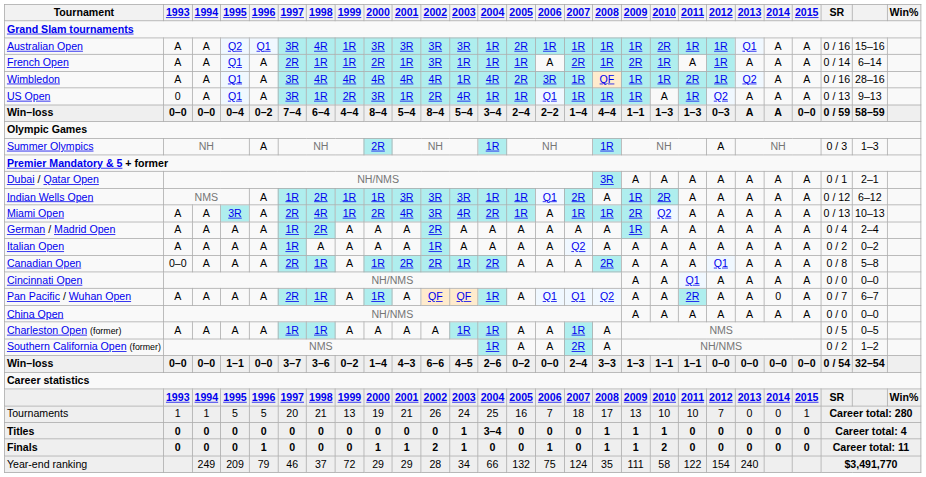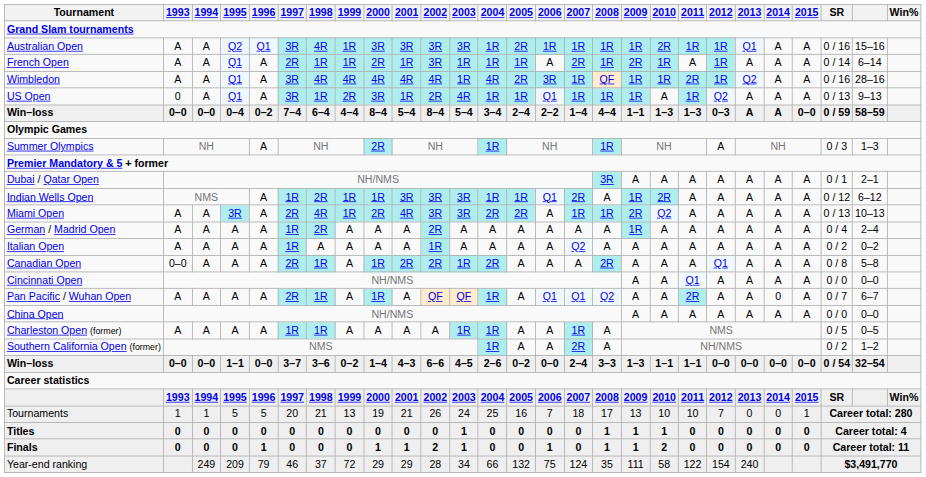(464, 213) 4R -> (464, 213) 3R
(521, 213) 1R -> (521, 213) 2R
(493, 430) 3–4 -> (493, 430) 0
